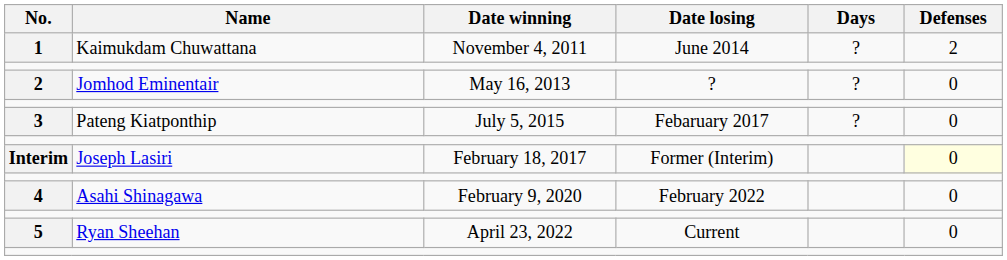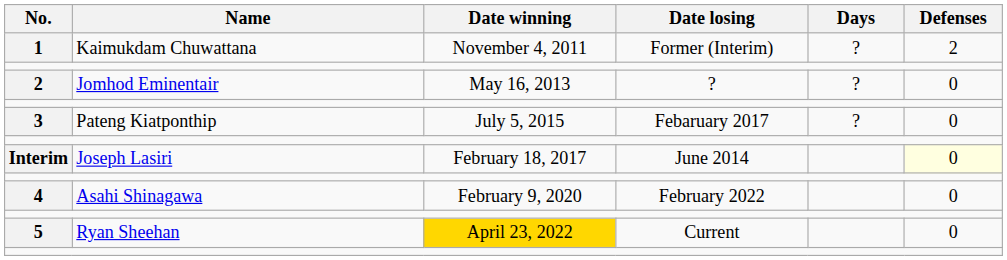(712, 47) June 2014 -> (712, 47) Former (Interim)
(712, 158) Former (Interim) -> (712, 158) June 2014
(520, 232) no background -> (520, 232) gold background
